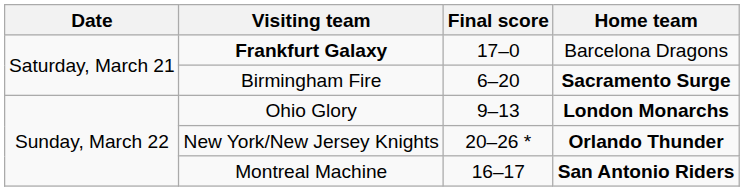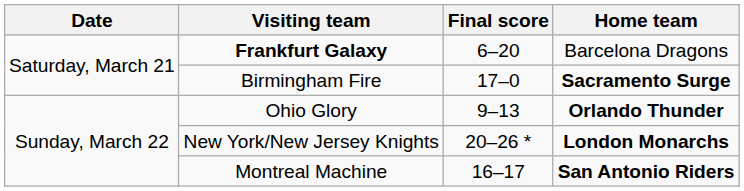(498, 50) 17–0 -> (498, 50) 6–20
(498, 81) 6–20 -> (498, 81) 17–0
(646, 111) London Monarchs -> (646, 111) Orlando Thunder
(646, 141) Orlando Thunder -> (646, 141) London Monarchs
